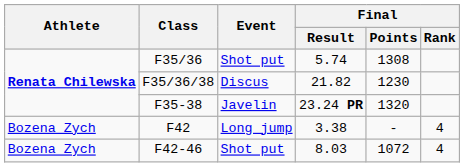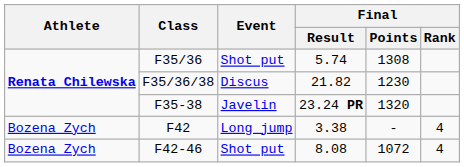(331, 150) 8.03 -> (331, 150) 8.08
